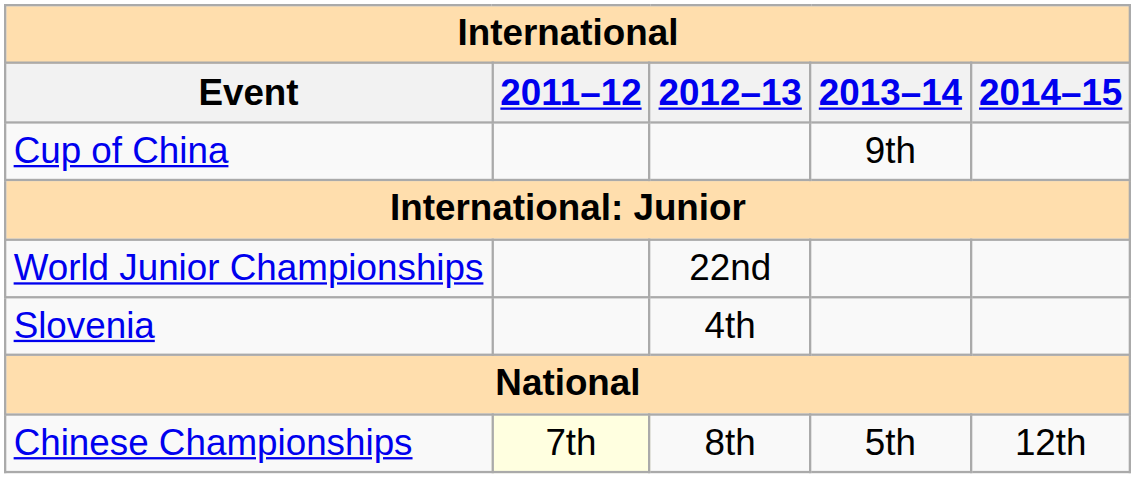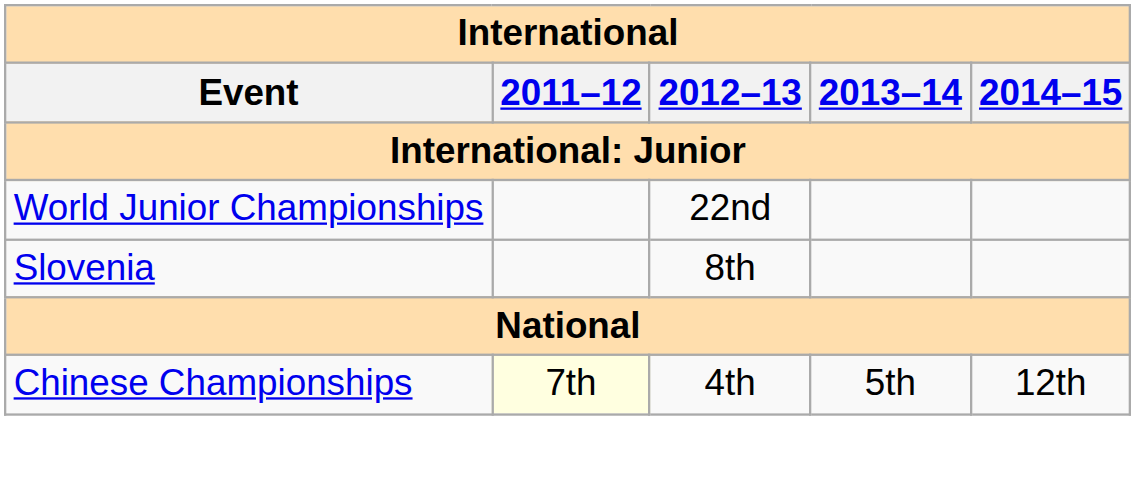- row: (121, 150)
(730, 325) 4th -> (730, 267) 8th
(730, 442) 8th -> (730, 383) 4th
